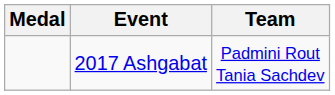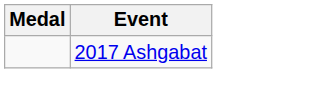- column: (270, 20)
